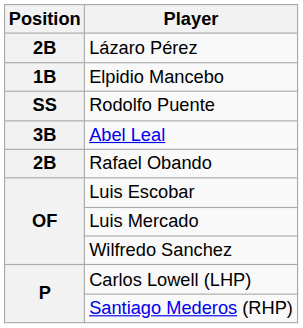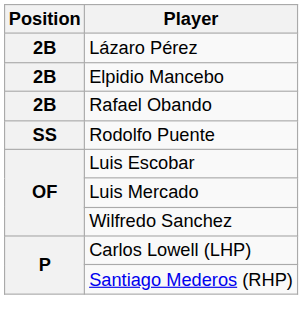(45, 76) 1B -> (45, 76) 2B
rows swapped: (150, 163) <-> (152, 105)
- row: (127, 134)
